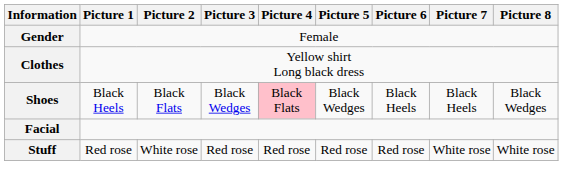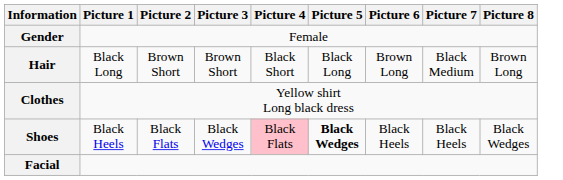+ row: (42, 64)
(344, 100) normal -> (337, 136) bold
- row: (42, 150)
